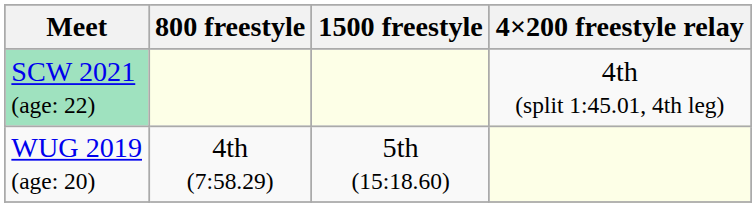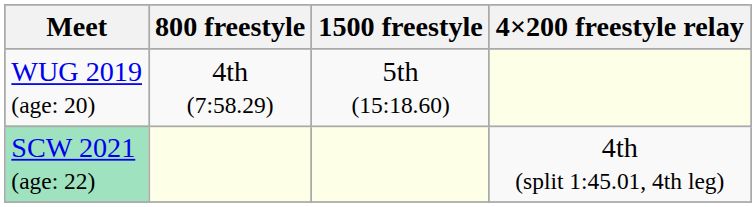rows swapped: (77, 163) <-> (73, 87)
